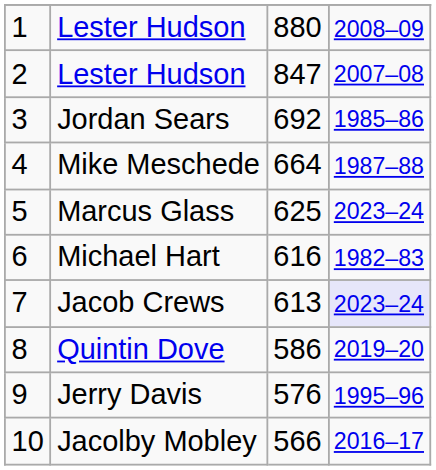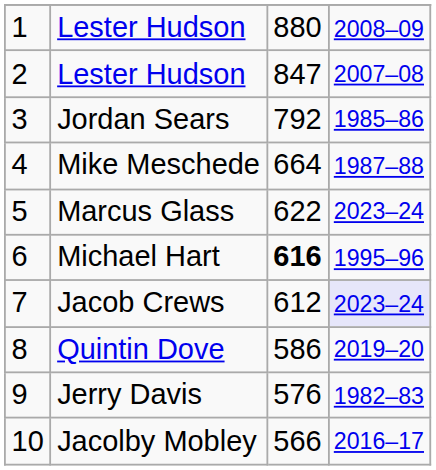(297, 119) 692 -> (297, 119) 792
(297, 211) 625 -> (297, 211) 622
(297, 257) normal -> (297, 257) bold
(379, 258) 1982–83 -> (379, 258) 1995–96
(297, 303) 613 -> (297, 303) 612
(379, 395) 1995–96 -> (379, 395) 1982–83
